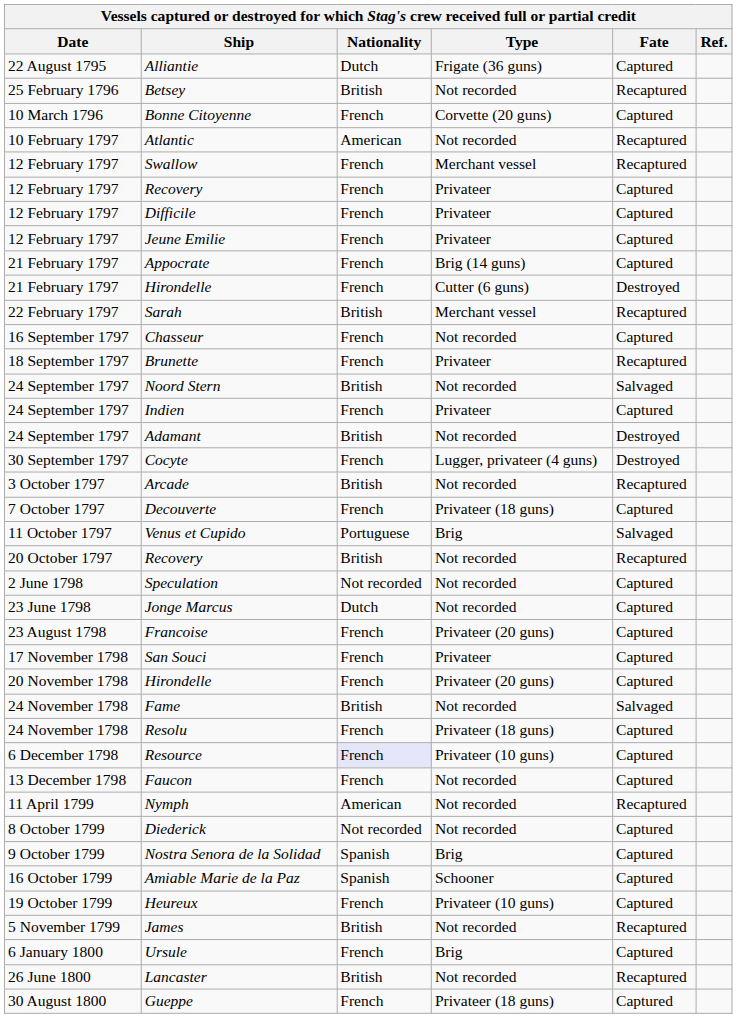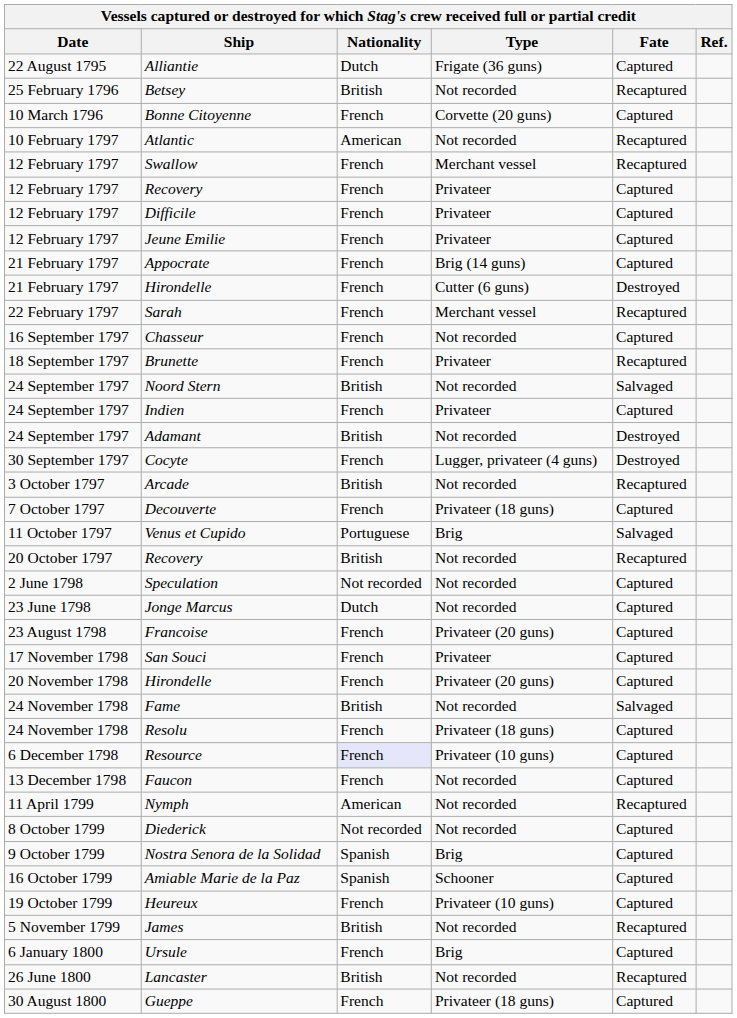(361, 312) British -> (362, 312) French
